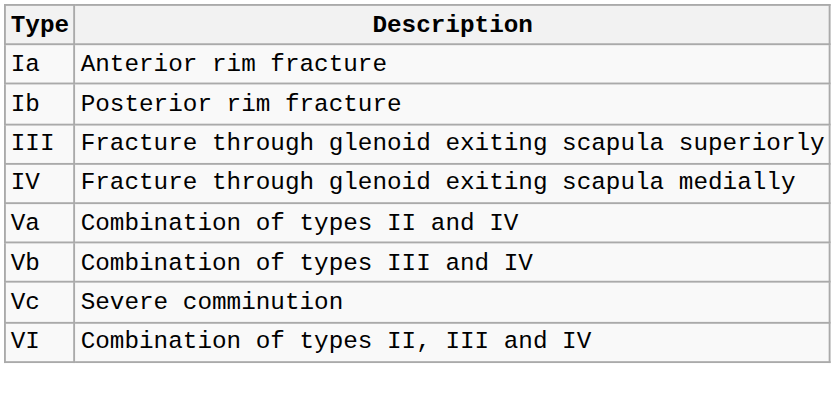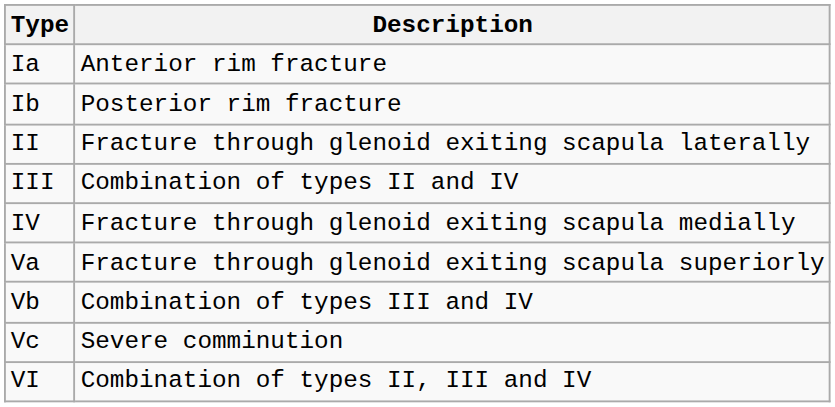+ row: (25, 144)
(453, 144) Fracture through glenoid exiting scapula superiorly -> (300, 183) Combination of types II and IV
(300, 223) Combination of types II and IV -> (453, 262) Fracture through glenoid exiting scapula superiorly
